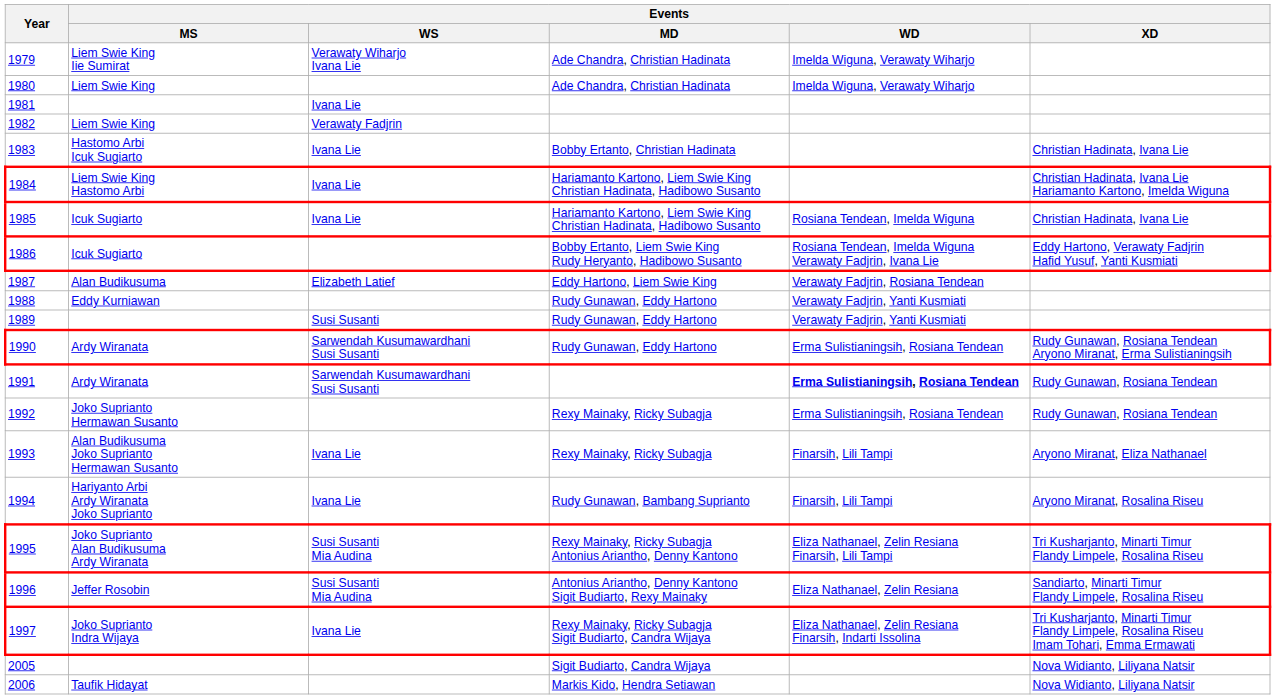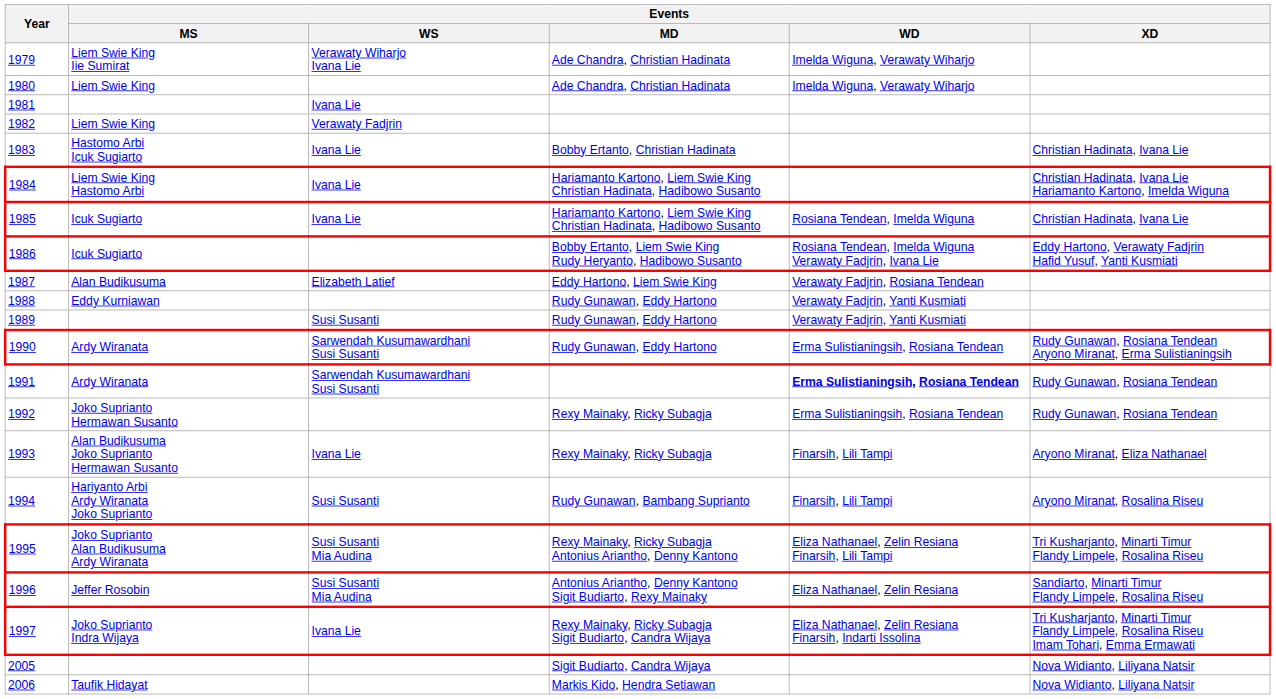(336, 501) Ivana Lie -> (345, 501) Susi Susanti
